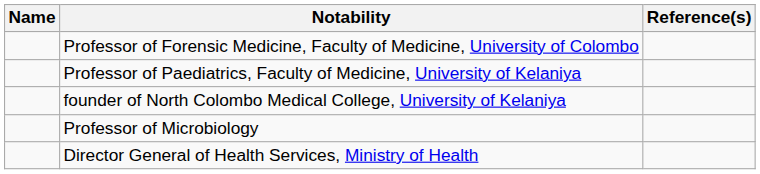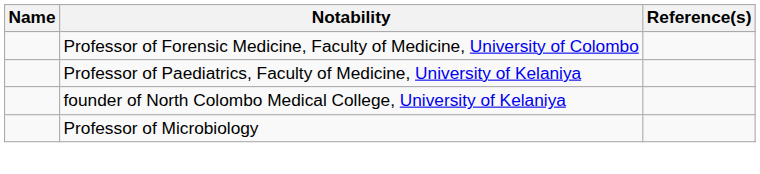- row: (271, 155)
